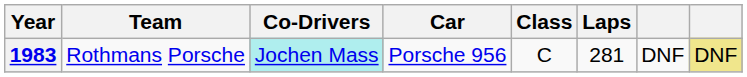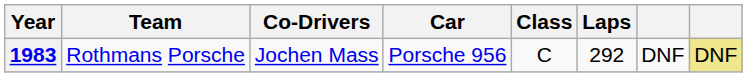(317, 55) paleturquoise background -> (317, 55) no background
(607, 55) 281 -> (607, 55) 292
